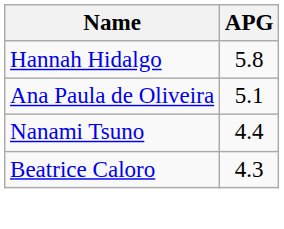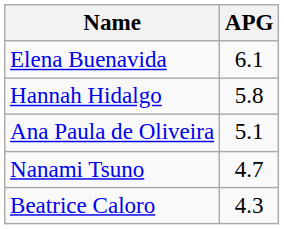+ row: (88, 59)
(249, 132) 4.4 -> (249, 168) 4.7
